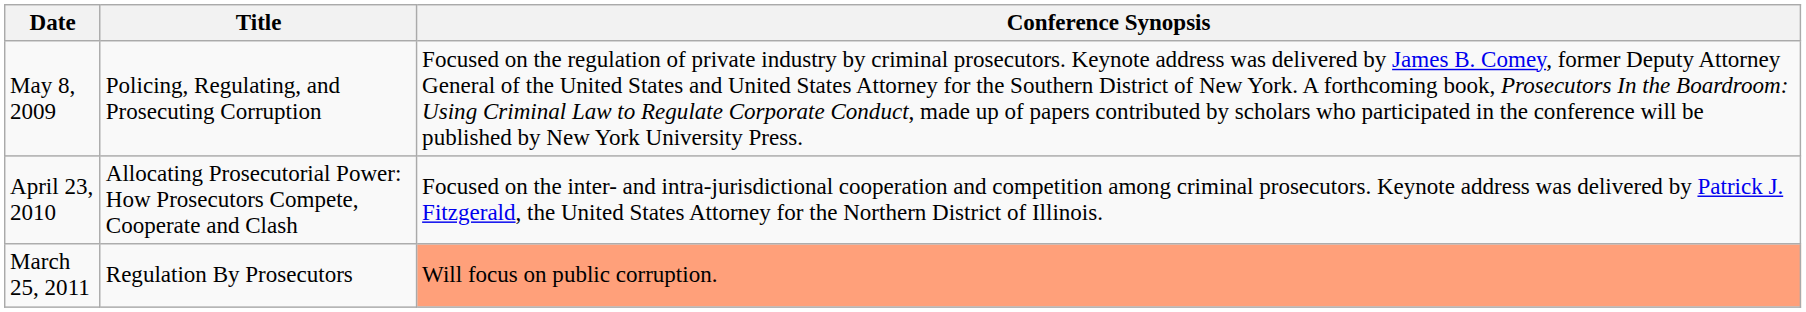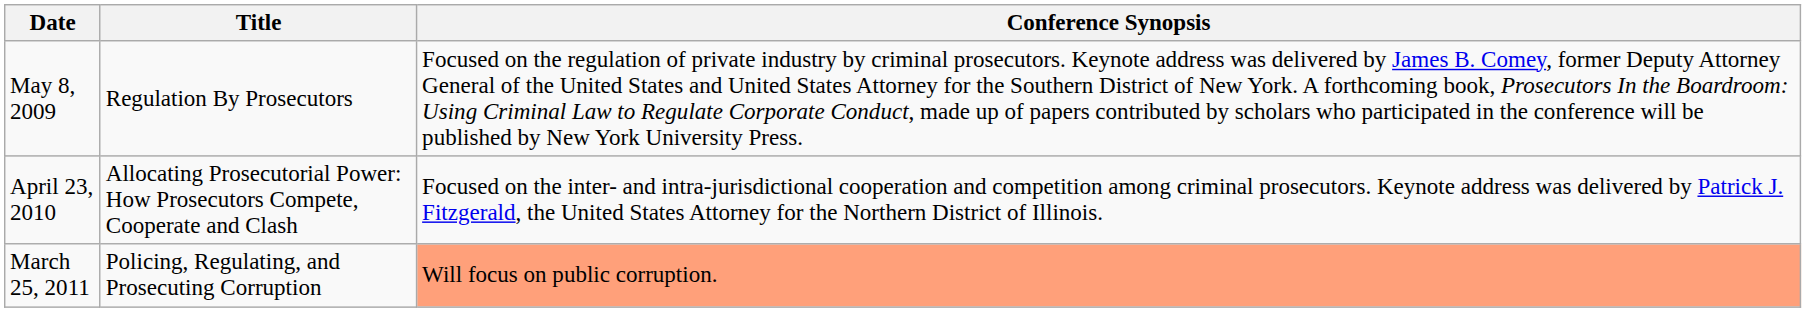(223, 98) Policing, Regulating, and Prosecuting Corruption -> (229, 98) Regulation By Prosecutors
(229, 274) Regulation By Prosecutors -> (223, 274) Policing, Regulating, and Prosecuting Corruption
